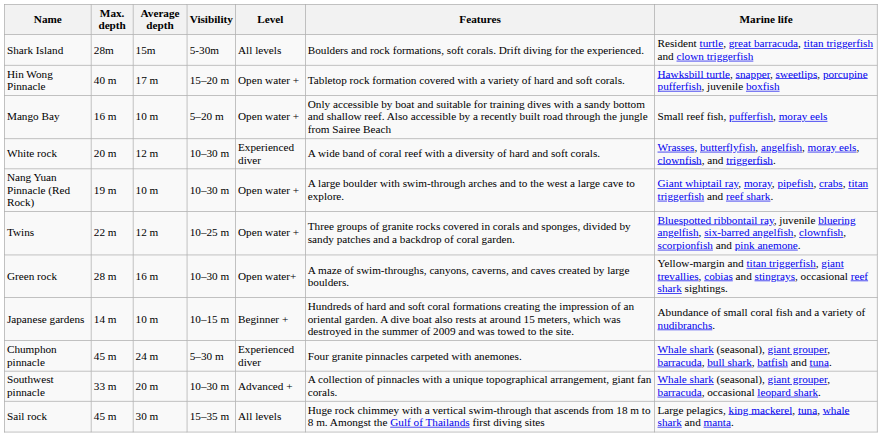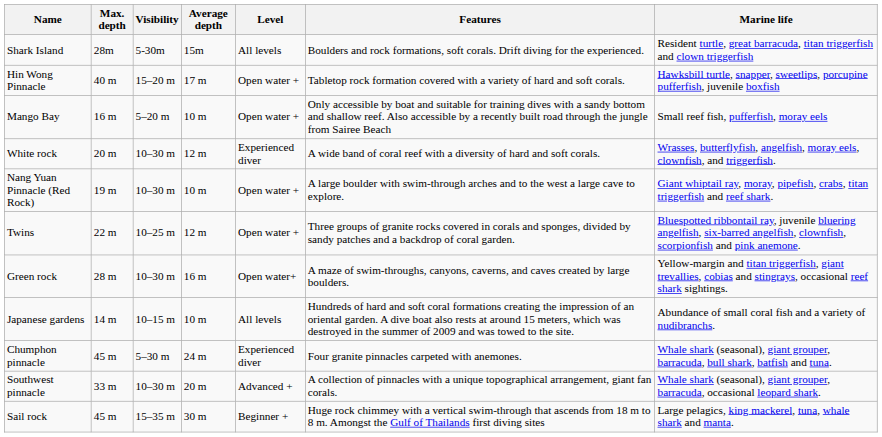columns swapped: (211, 19) <-> (160, 19)
(263, 319) Beginner + -> (260, 319) All levels
(260, 416) All levels -> (263, 416) Beginner +
